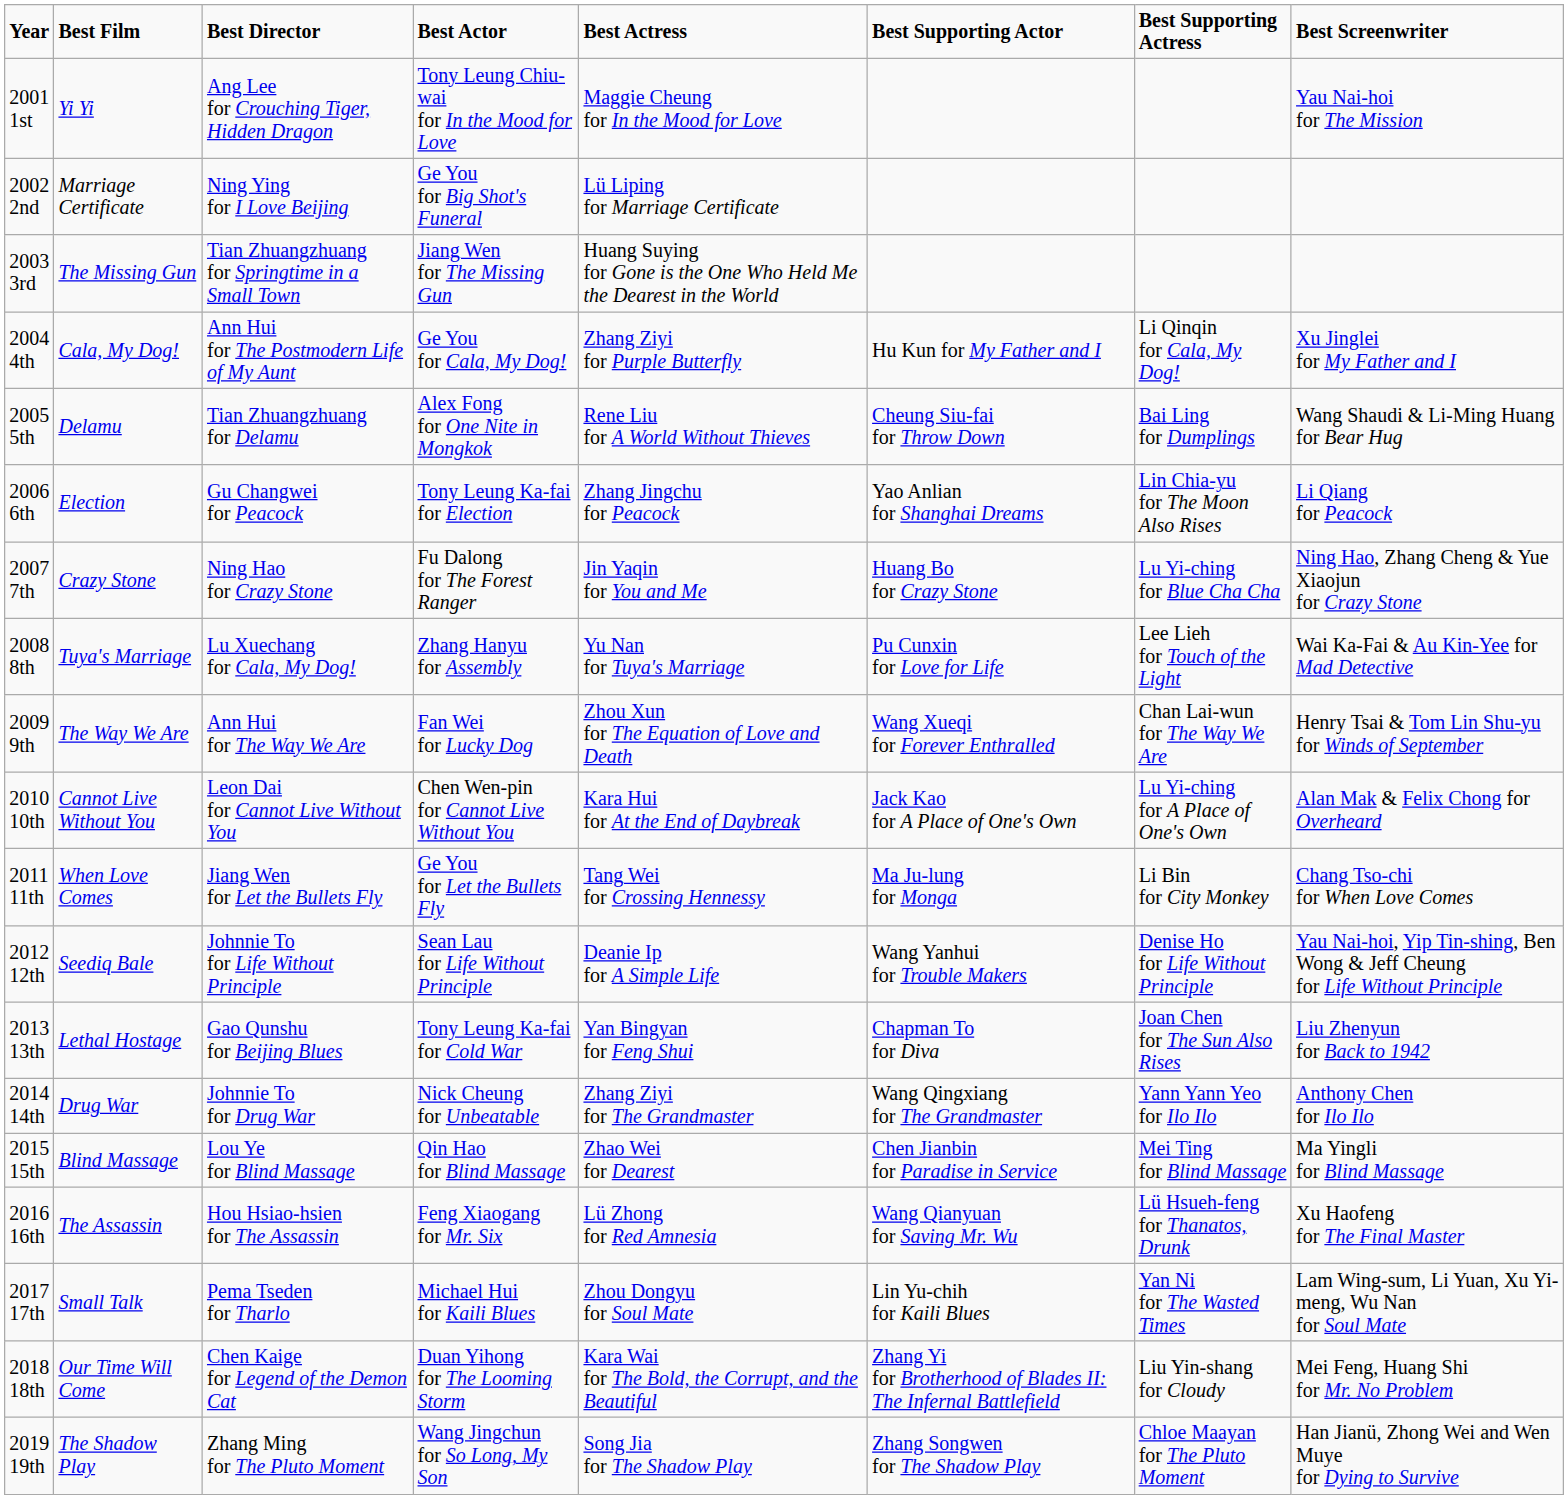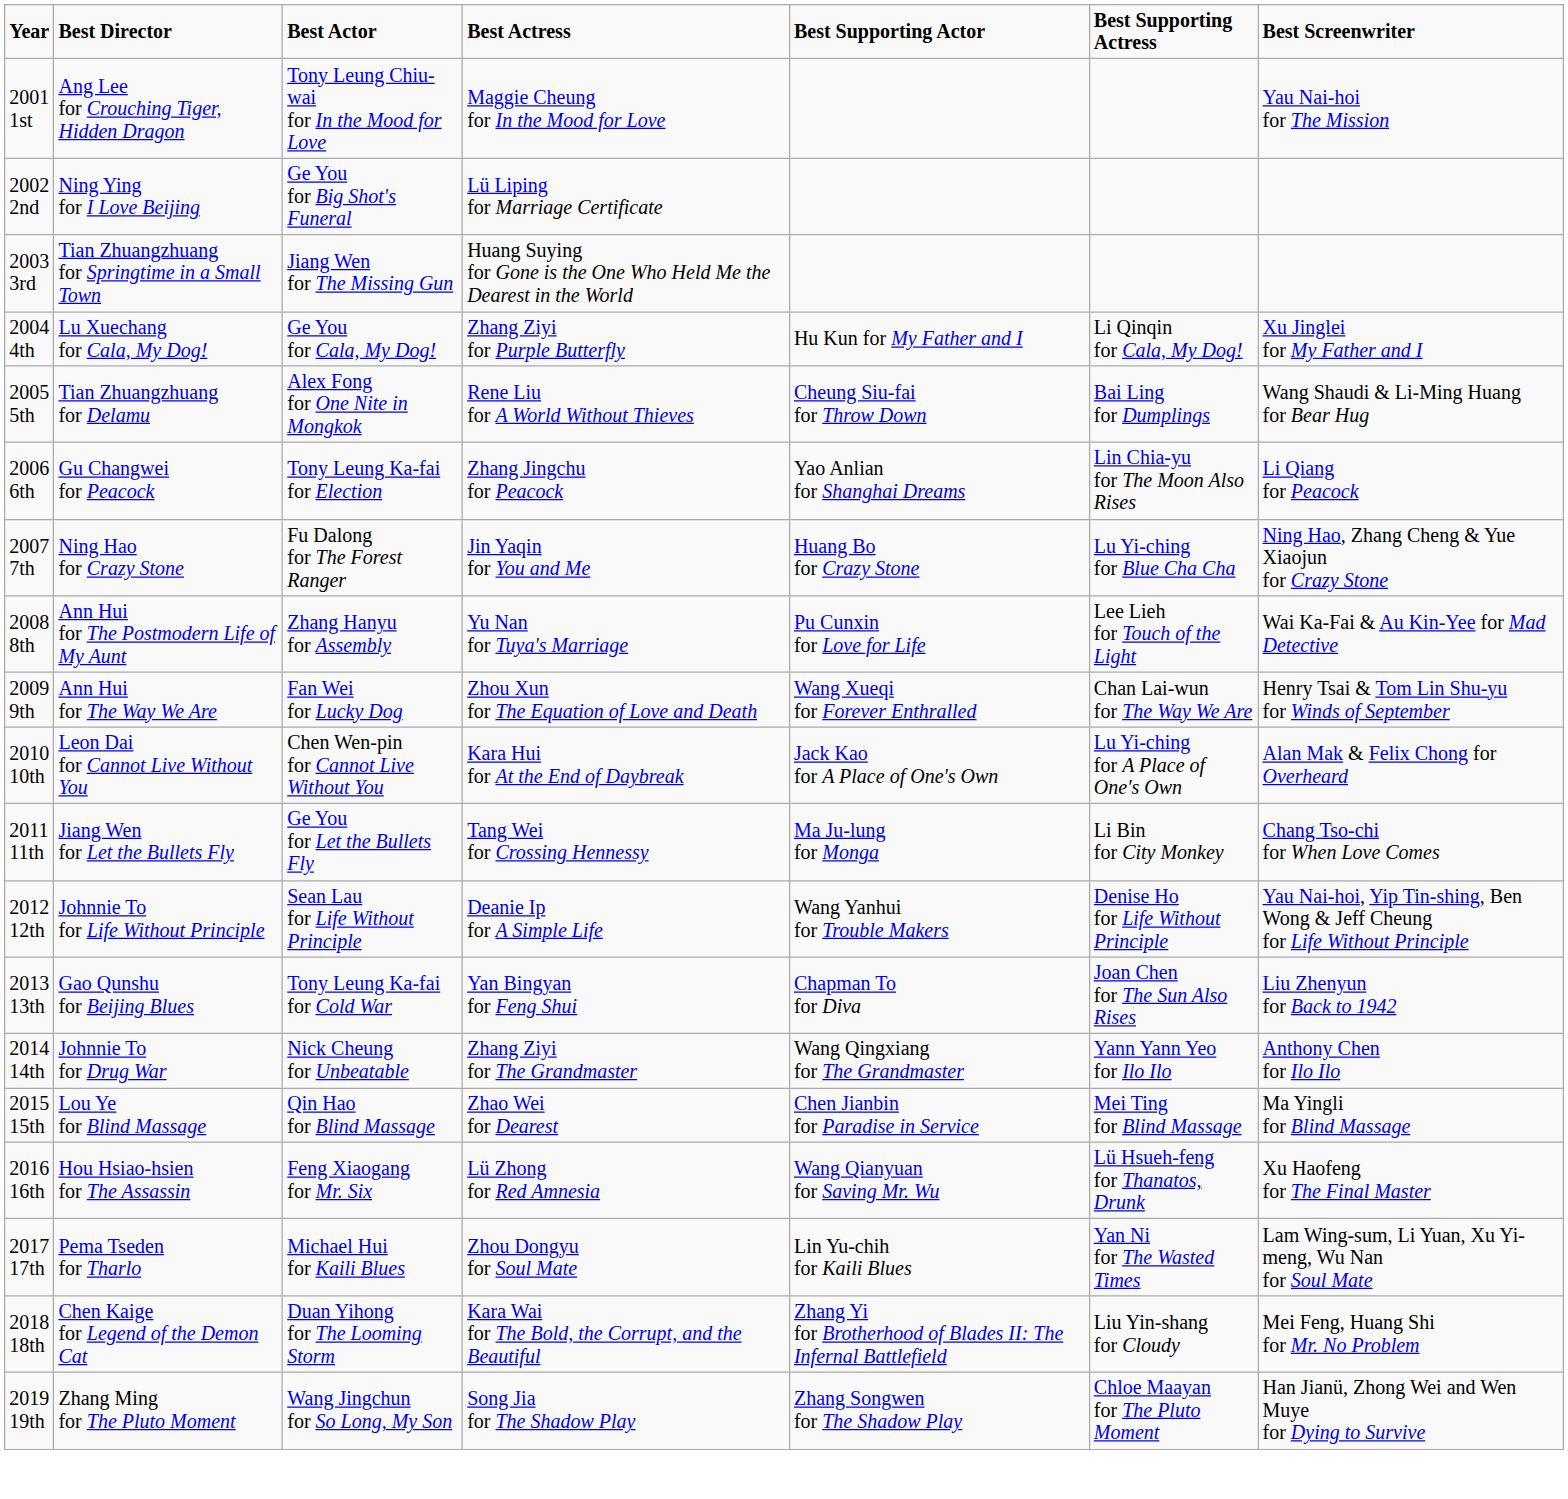- column: (99, 31)
(305, 349) Ann Hui for The Postmodern Life of My Aunt -> (133, 338) Lu Xuechang for Cala, My Dog!
(281, 656) Lu Xuechang for Cala, My Dog! -> (167, 634) Ann Hui for The Postmodern Life of My Aunt
